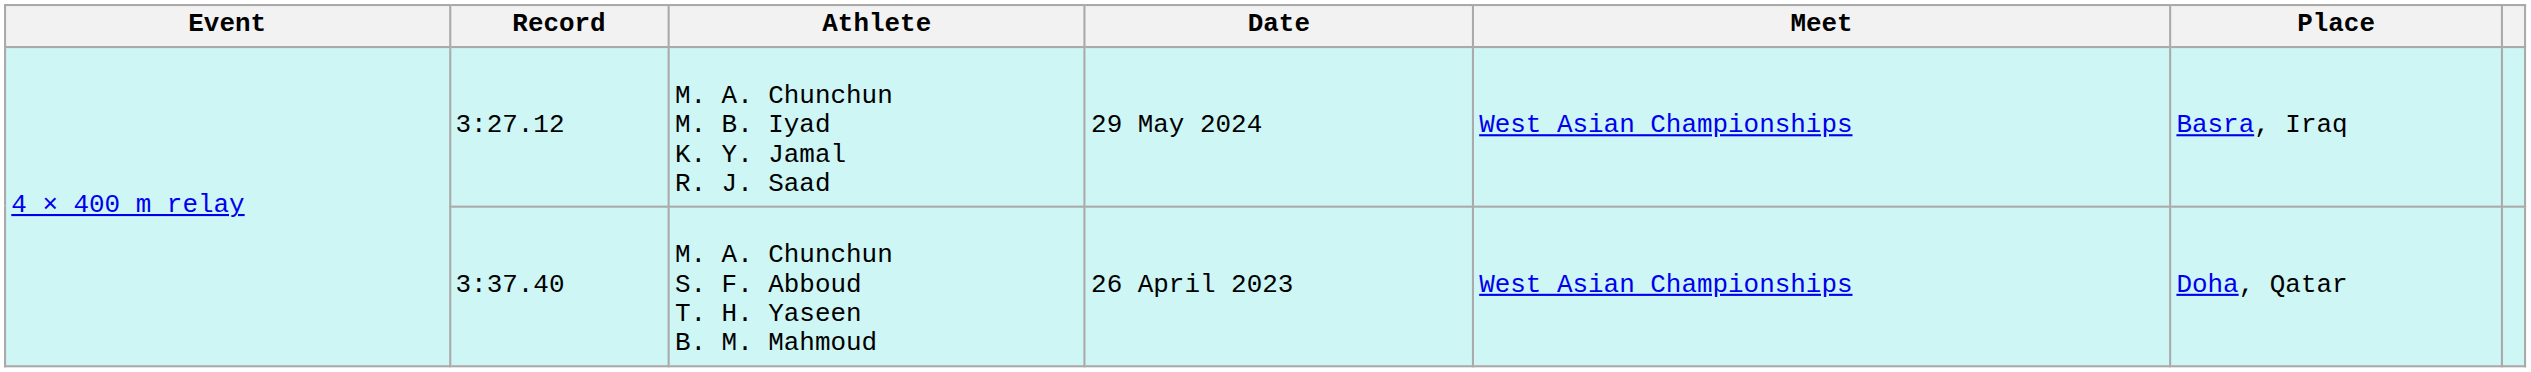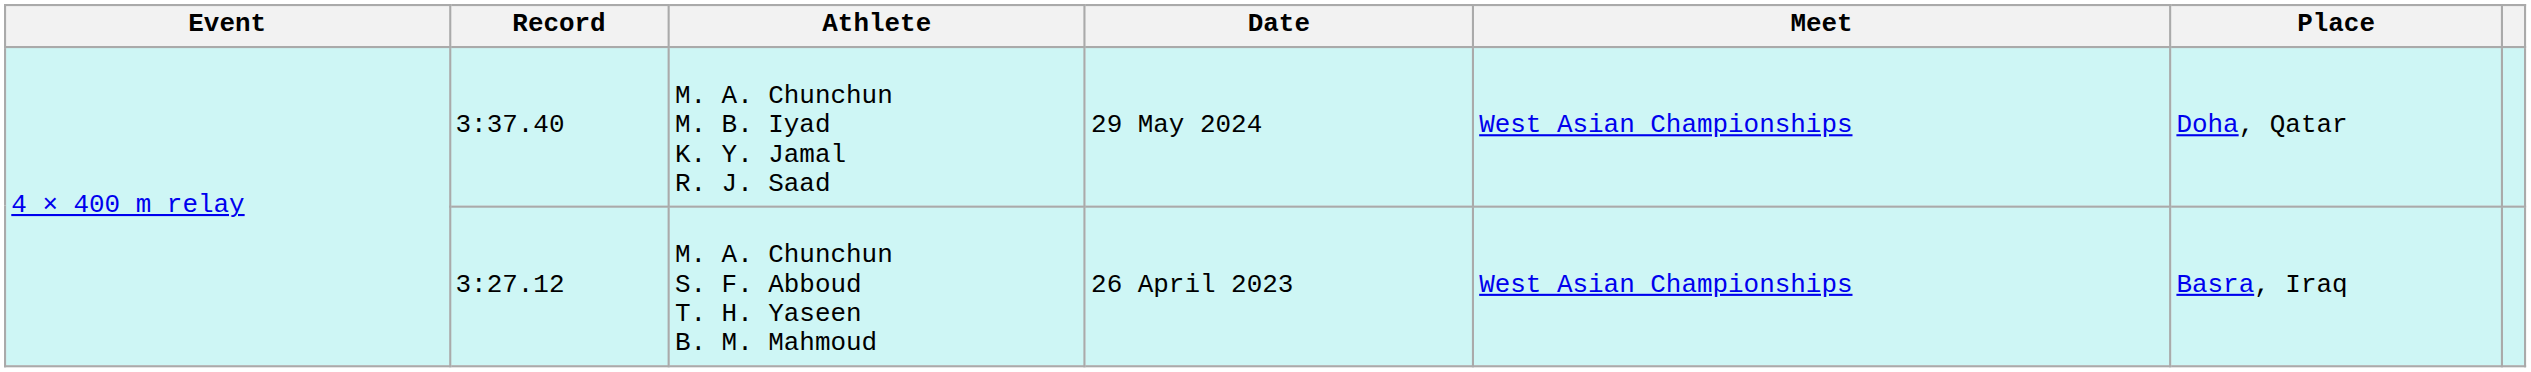(510, 127) 3:27.12 -> (510, 127) 3:37.40
(2262, 127) Basra, Iraq -> (2262, 127) Doha, Qatar
(510, 286) 3:37.40 -> (510, 286) 3:27.12
(2262, 286) Doha, Qatar -> (2262, 286) Basra, Iraq
